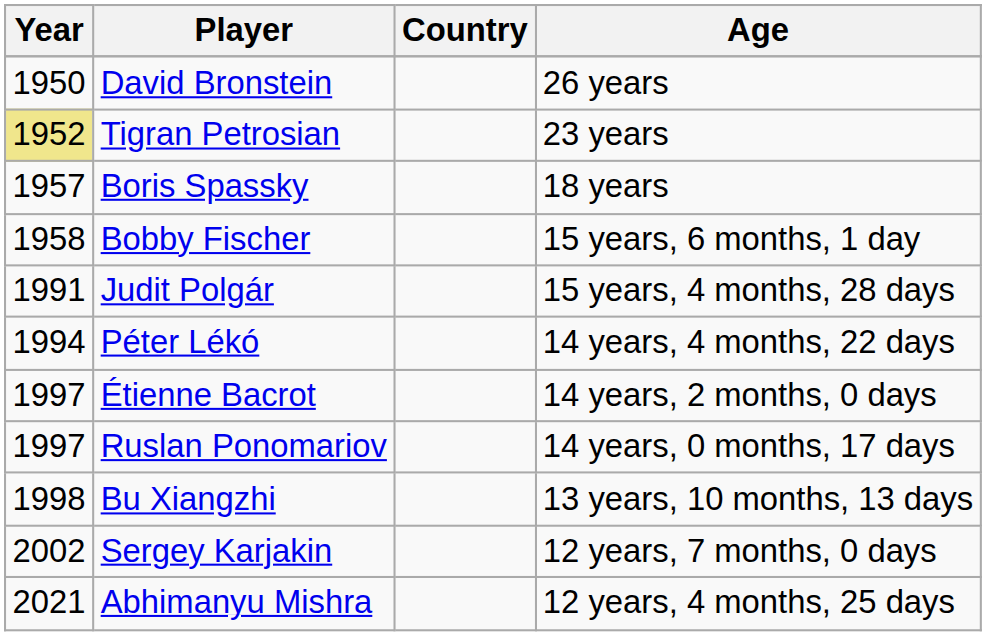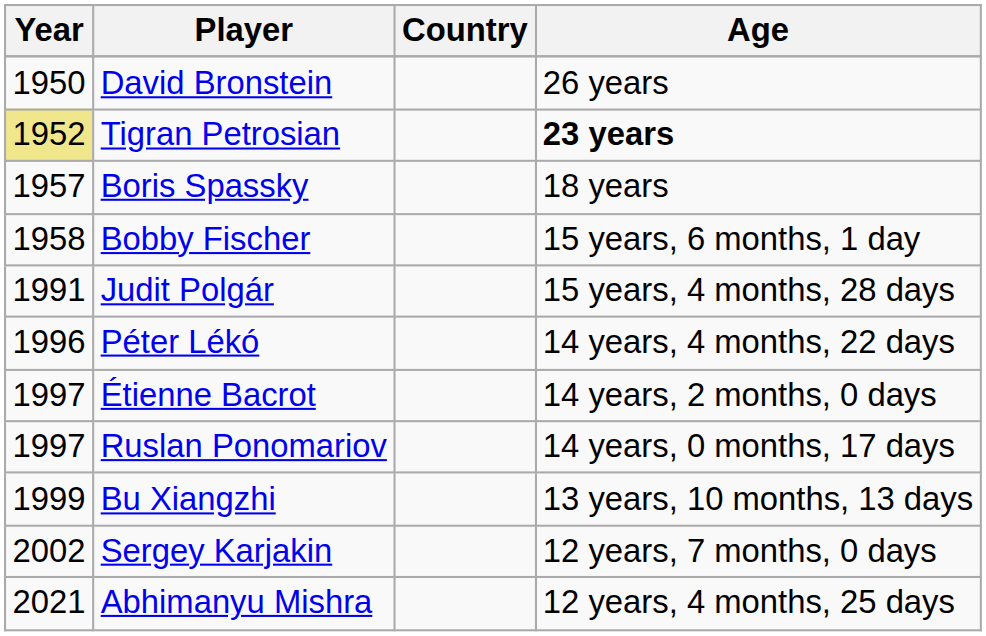(606, 134) normal -> (609, 134) bold
(49, 342) 1994 -> (49, 342) 1996
(49, 498) 1998 -> (49, 498) 1999
